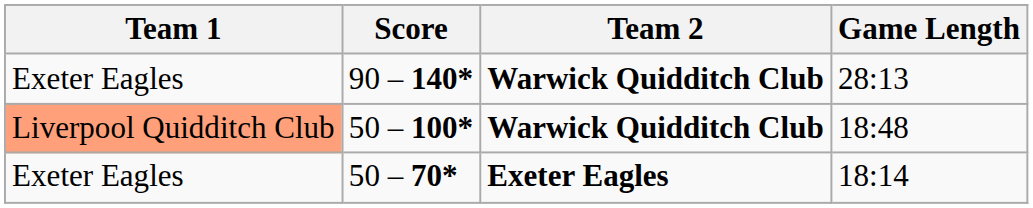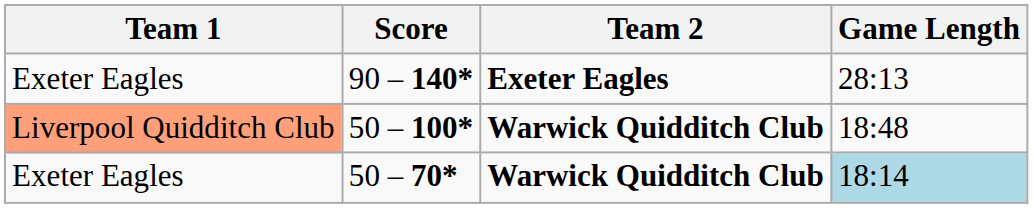(656, 78) Warwick Quidditch Club -> (578, 78) Exeter Eagles
(578, 176) Exeter Eagles -> (656, 176) Warwick Quidditch Club
(873, 176) no background -> (873, 176) lightblue background
